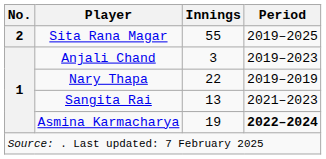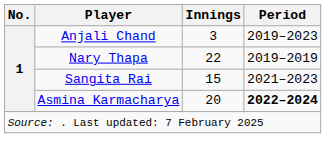- row: (108, 37)
(213, 101) 13 -> (213, 79) 15
(213, 122) 19 -> (213, 101) 20
